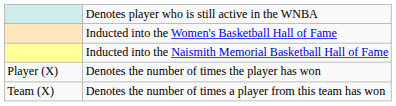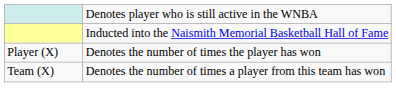- row: (211, 33)
